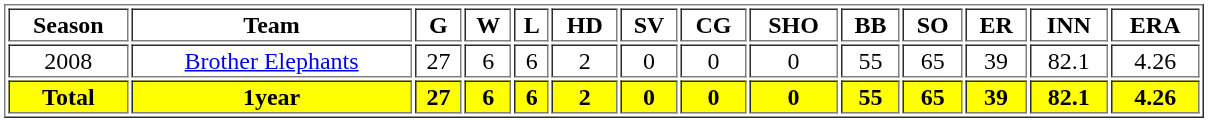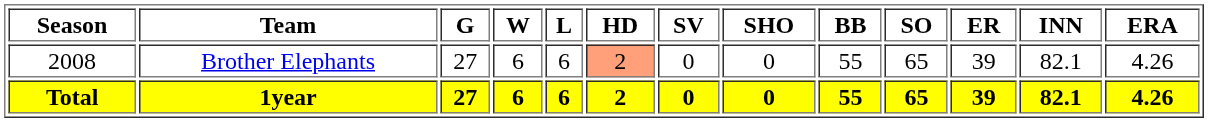- column: (714, 24)
(585, 60) no background -> (620, 60) lightsalmon background
